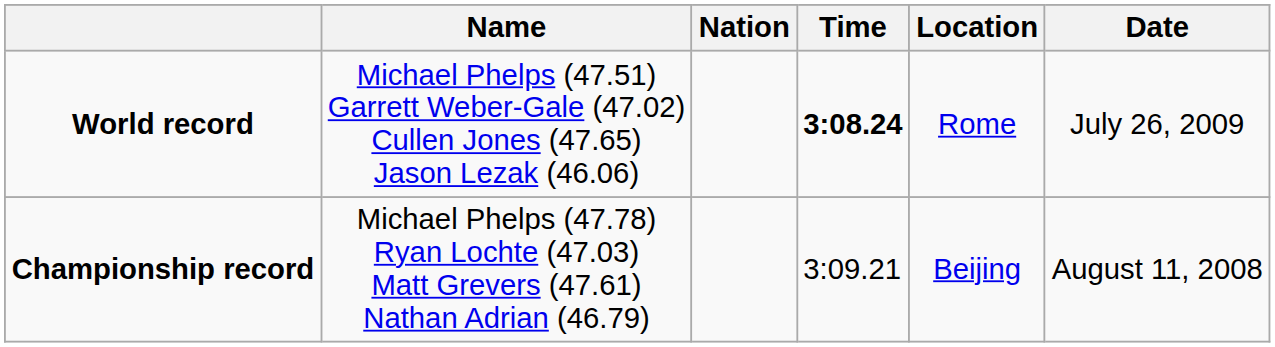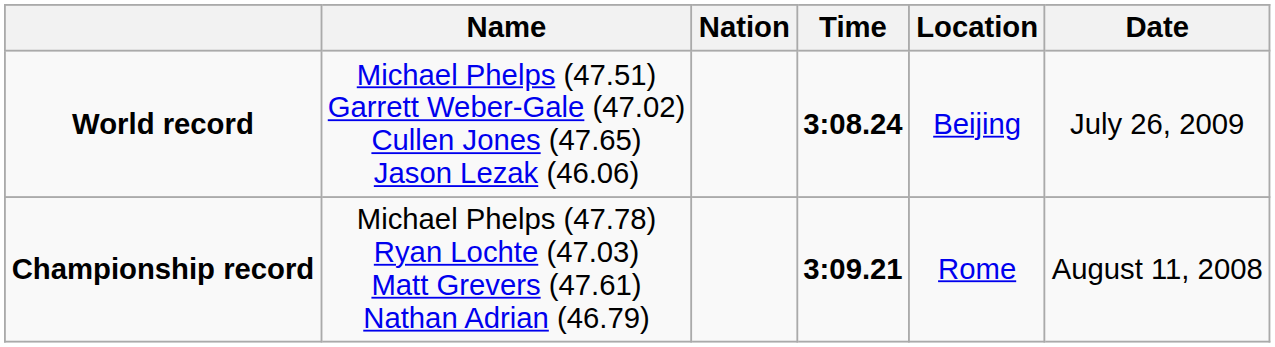(977, 123) Rome -> (977, 123) Beijing
(852, 268) normal -> (853, 268) bold
(977, 268) Beijing -> (977, 268) Rome
